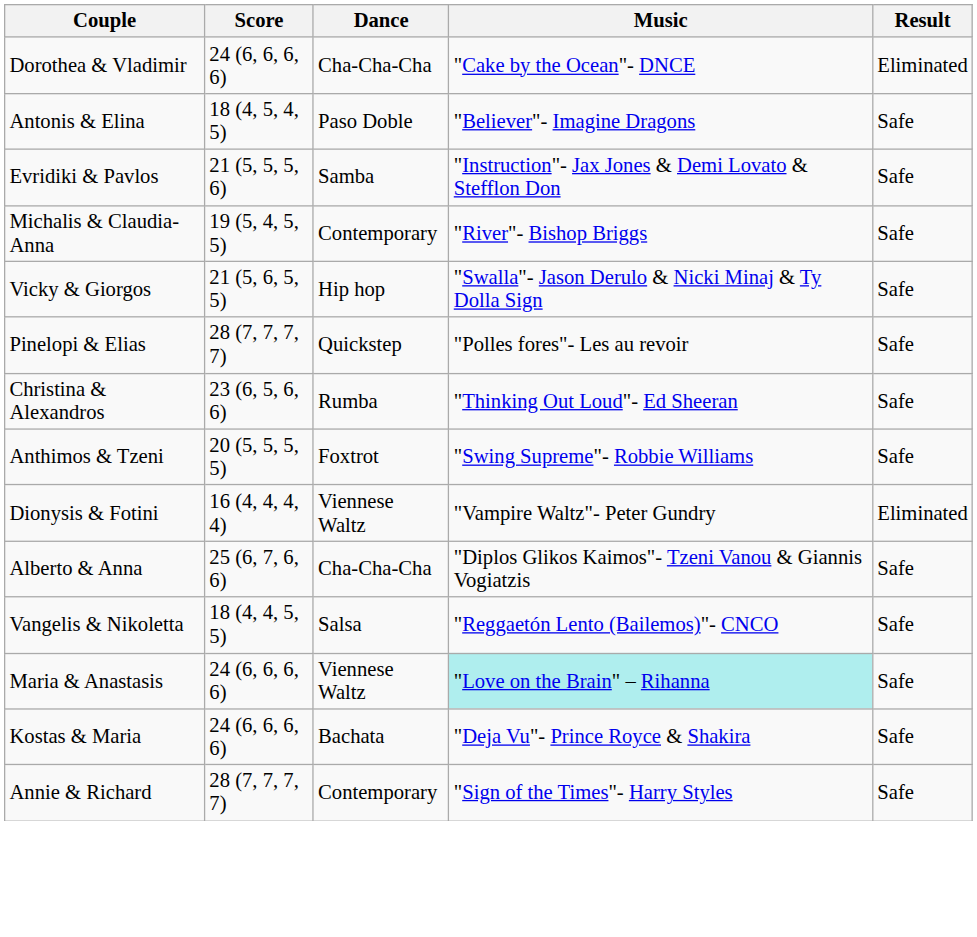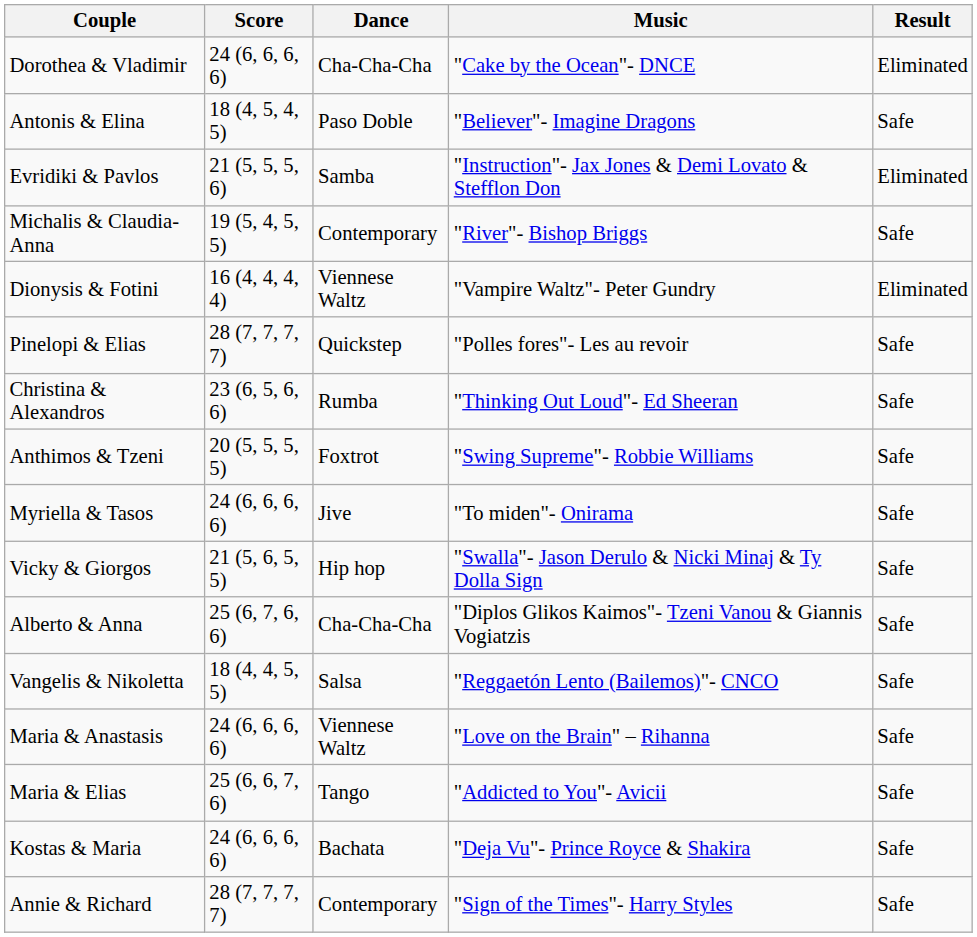(896, 177) Safe -> (923, 177) Eliminated
rows swapped: (80, 289) <-> (84, 512)
+ row: (81, 512)
(582, 680) paleturquoise background -> (582, 736) no background
+ row: (68, 792)
